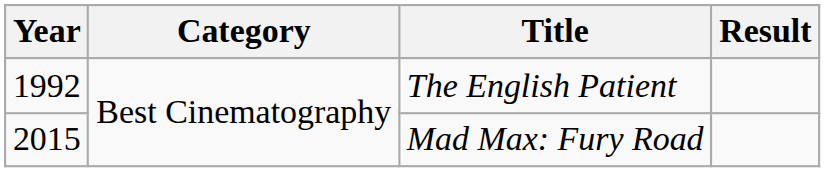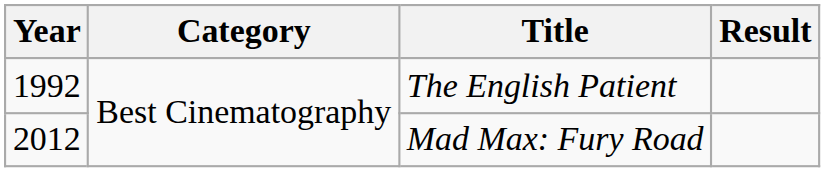(47, 138) 2015 -> (47, 138) 2012
